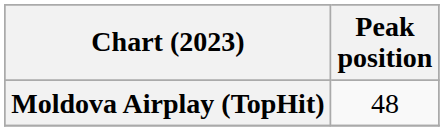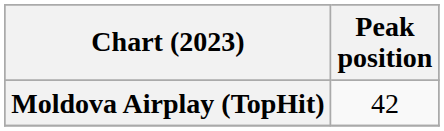(385, 102) 48 -> (385, 102) 42
